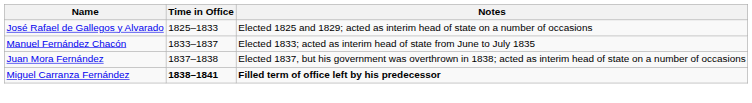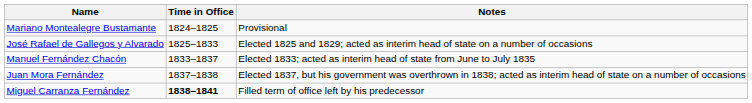+ row: (81, 28)
(339, 75) bold -> (331, 91) normal
